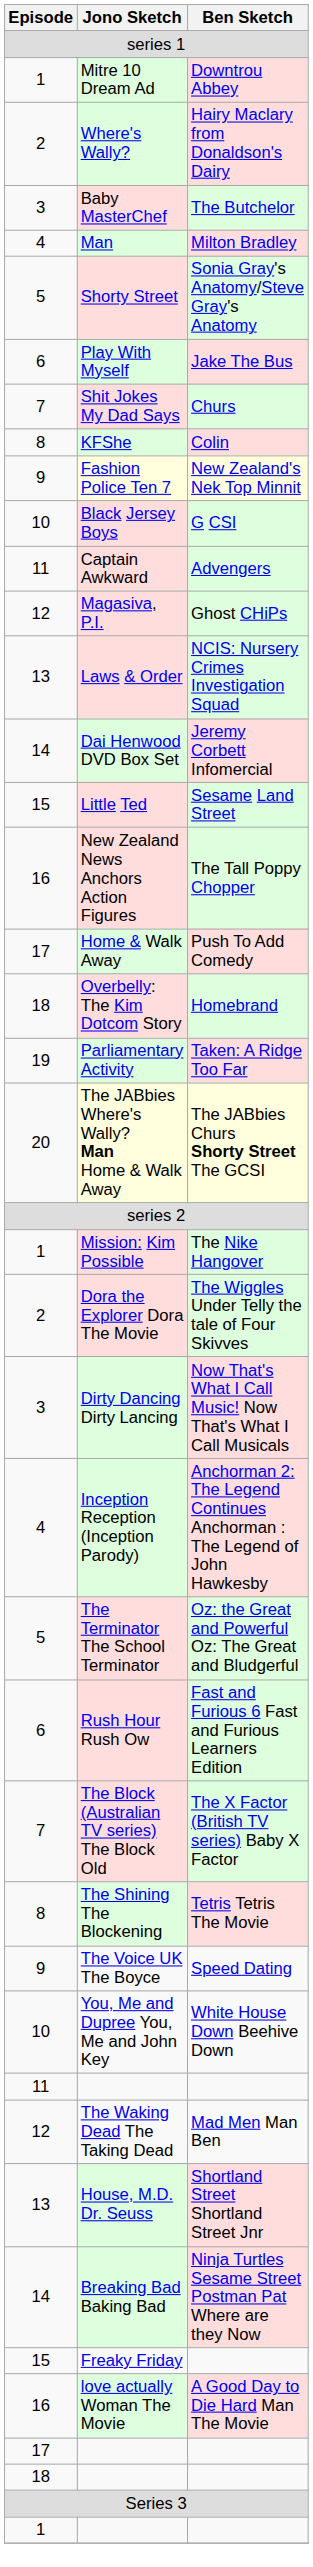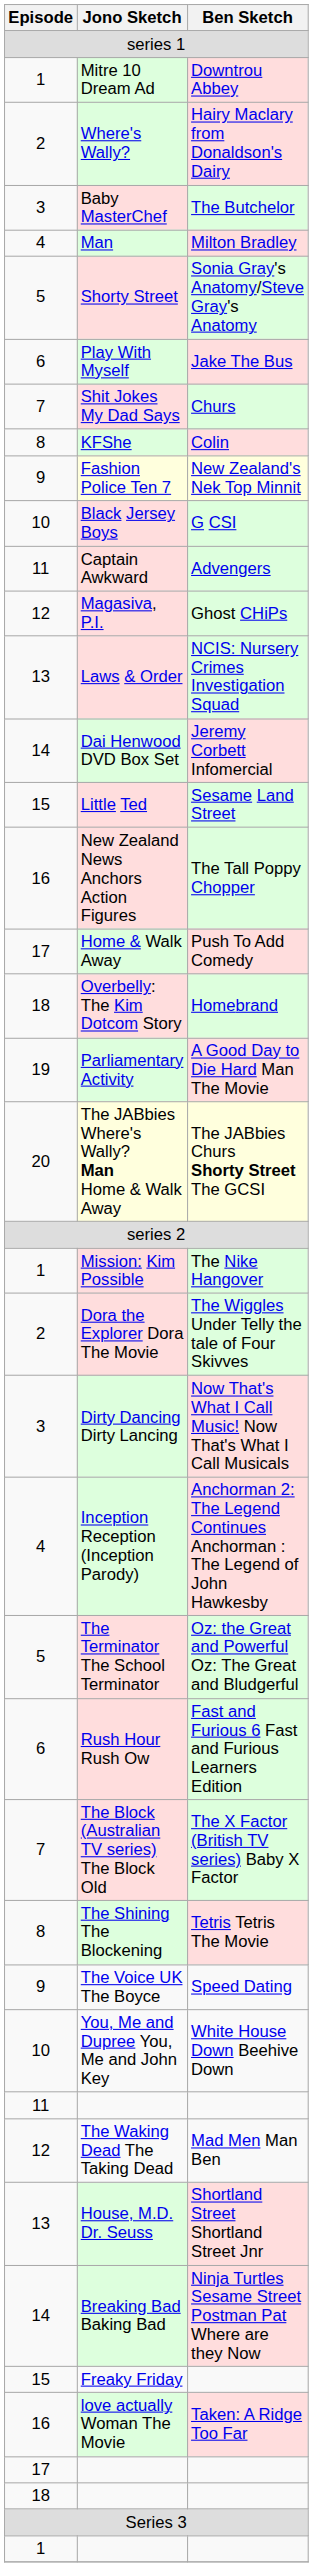(247, 1060) Taken: A Ridge Too Far -> (245, 1069) A Good Day to Die Hard Man The Movie
(245, 2405) A Good Day to Die Hard Man The Movie -> (247, 2424) Taken: A Ridge Too Far
